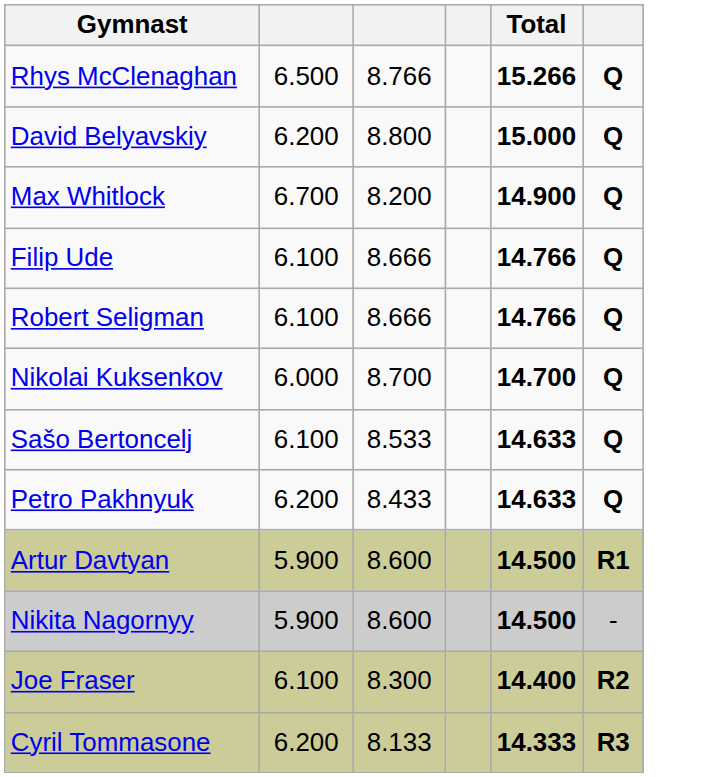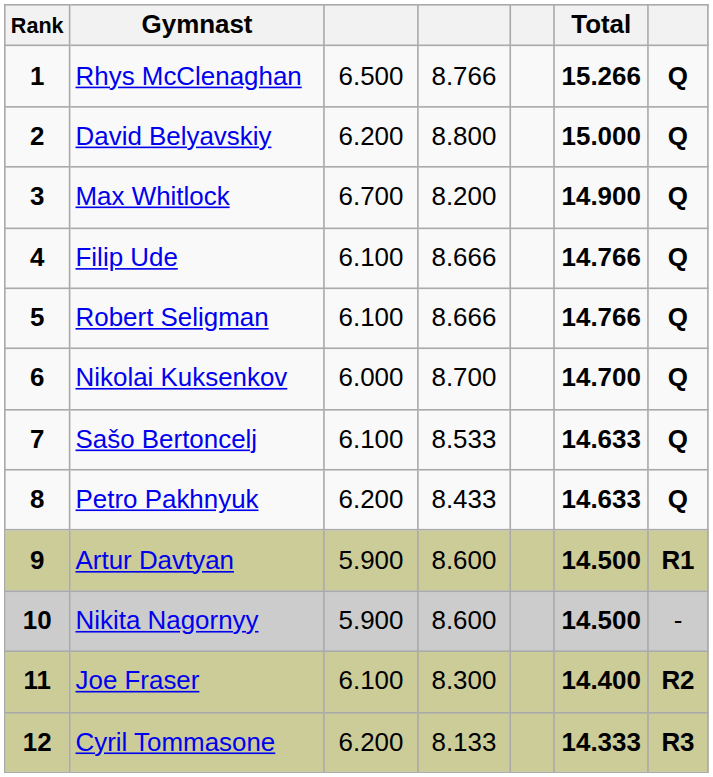+ column: (37, 26)
